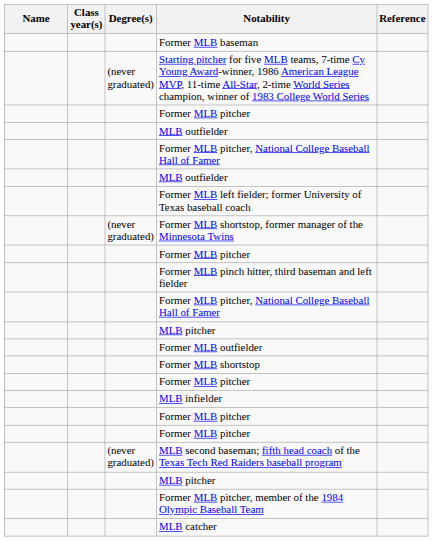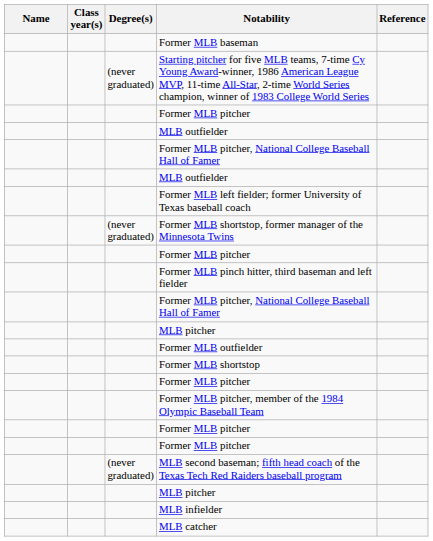rows swapped: (131, 399) <-> (131, 504)
